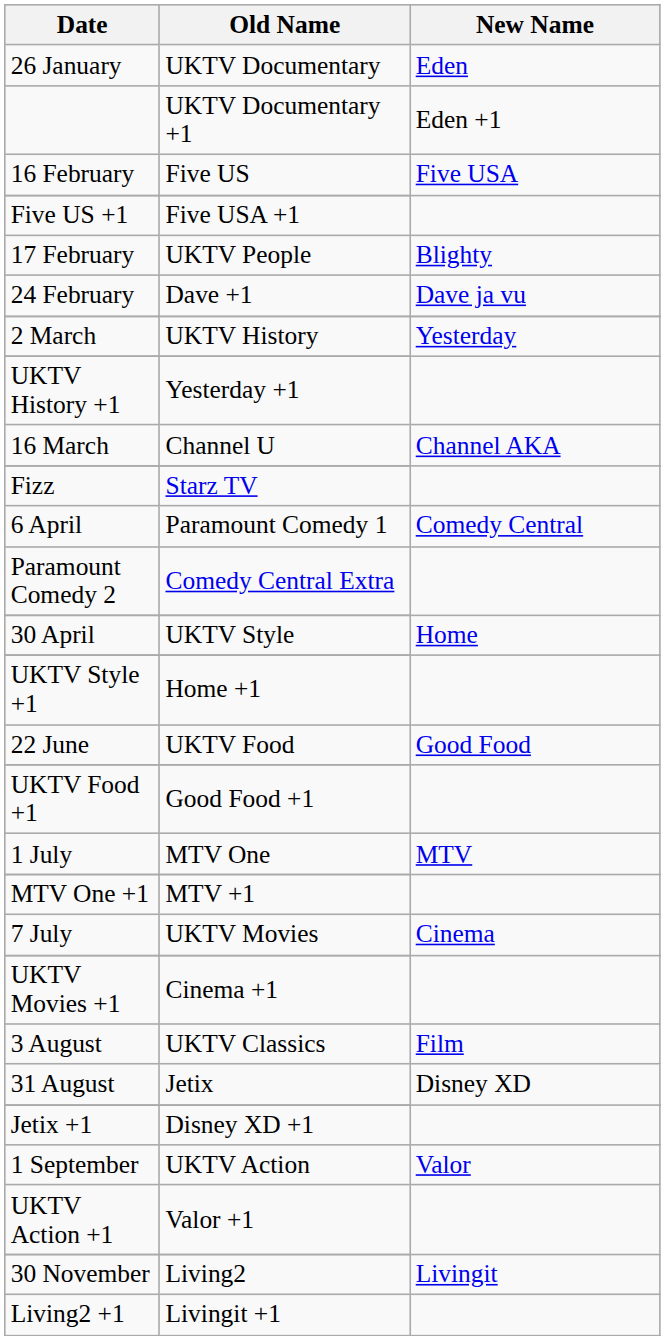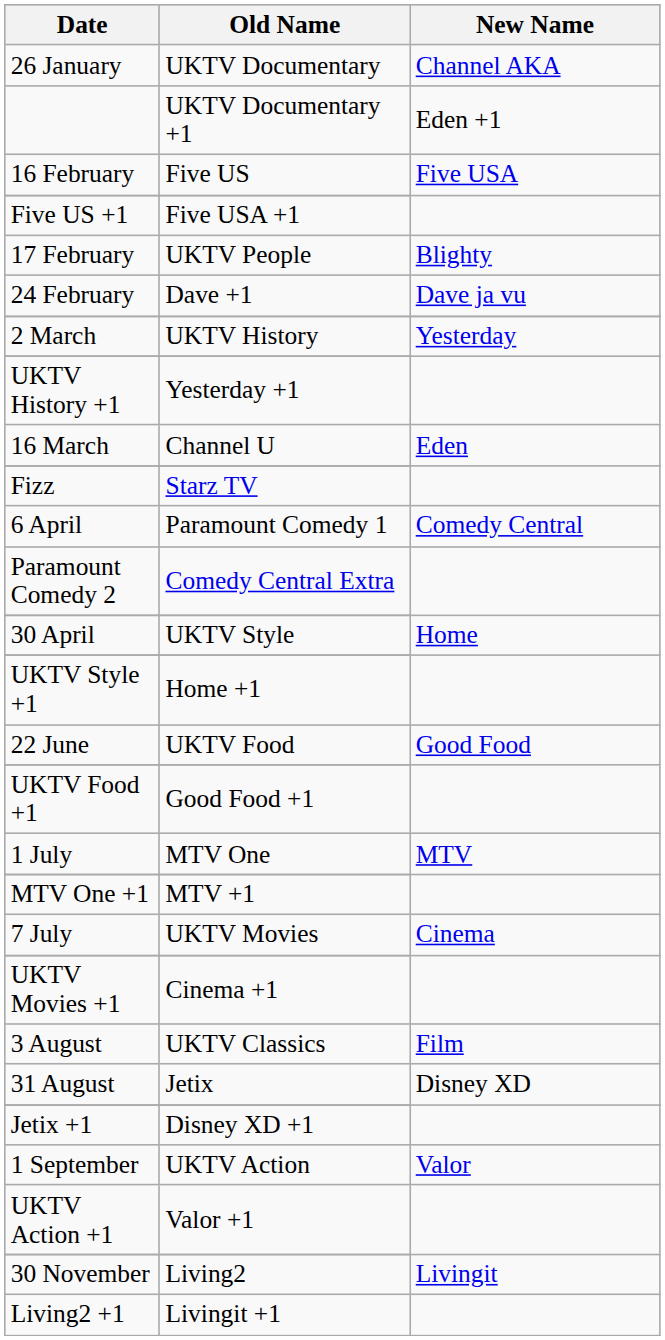(442, 65) Eden -> (488, 65) Channel AKA
(488, 445) Channel AKA -> (442, 445) Eden
